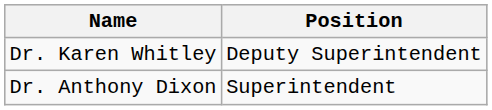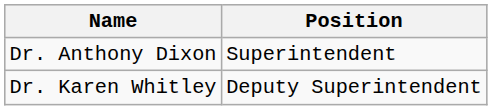rows swapped: (113, 87) <-> (113, 54)
